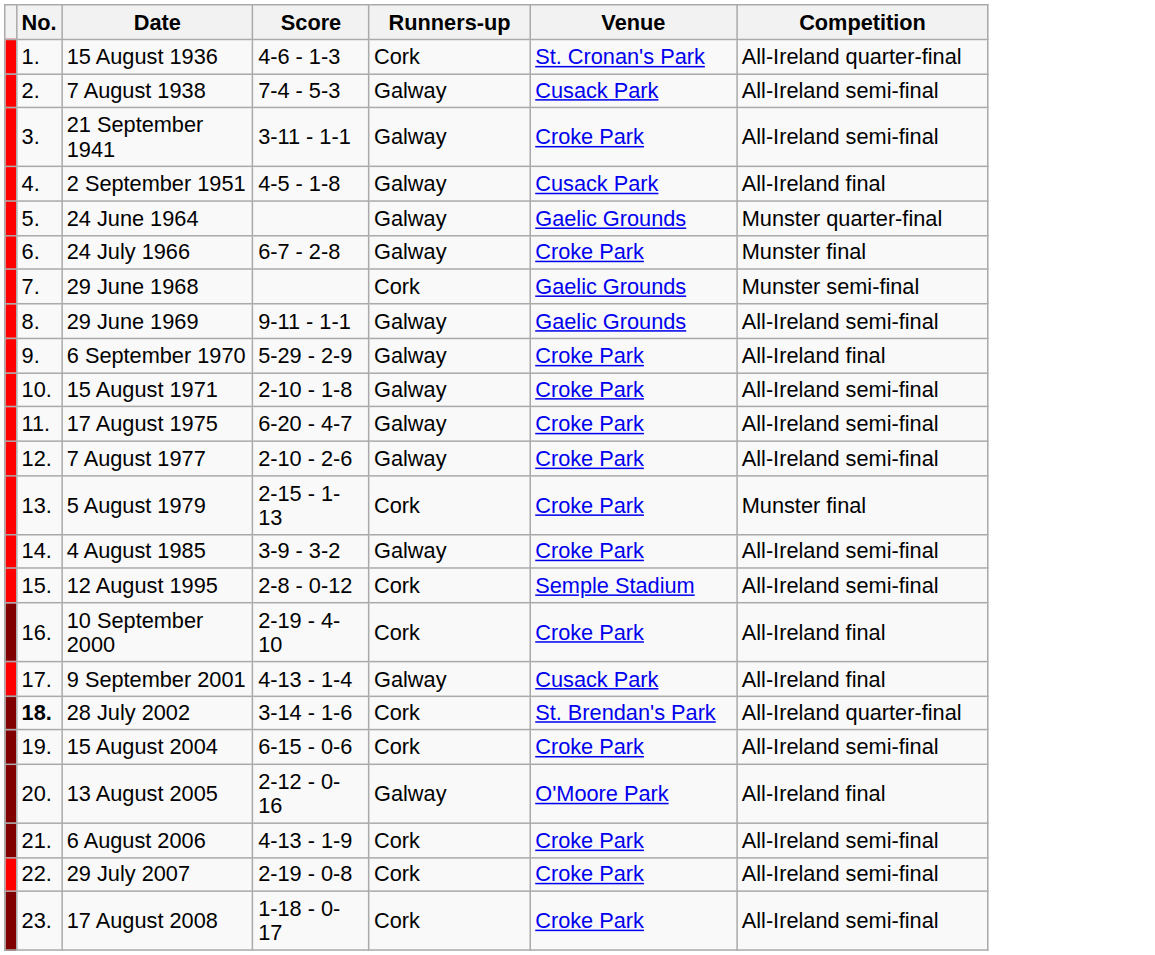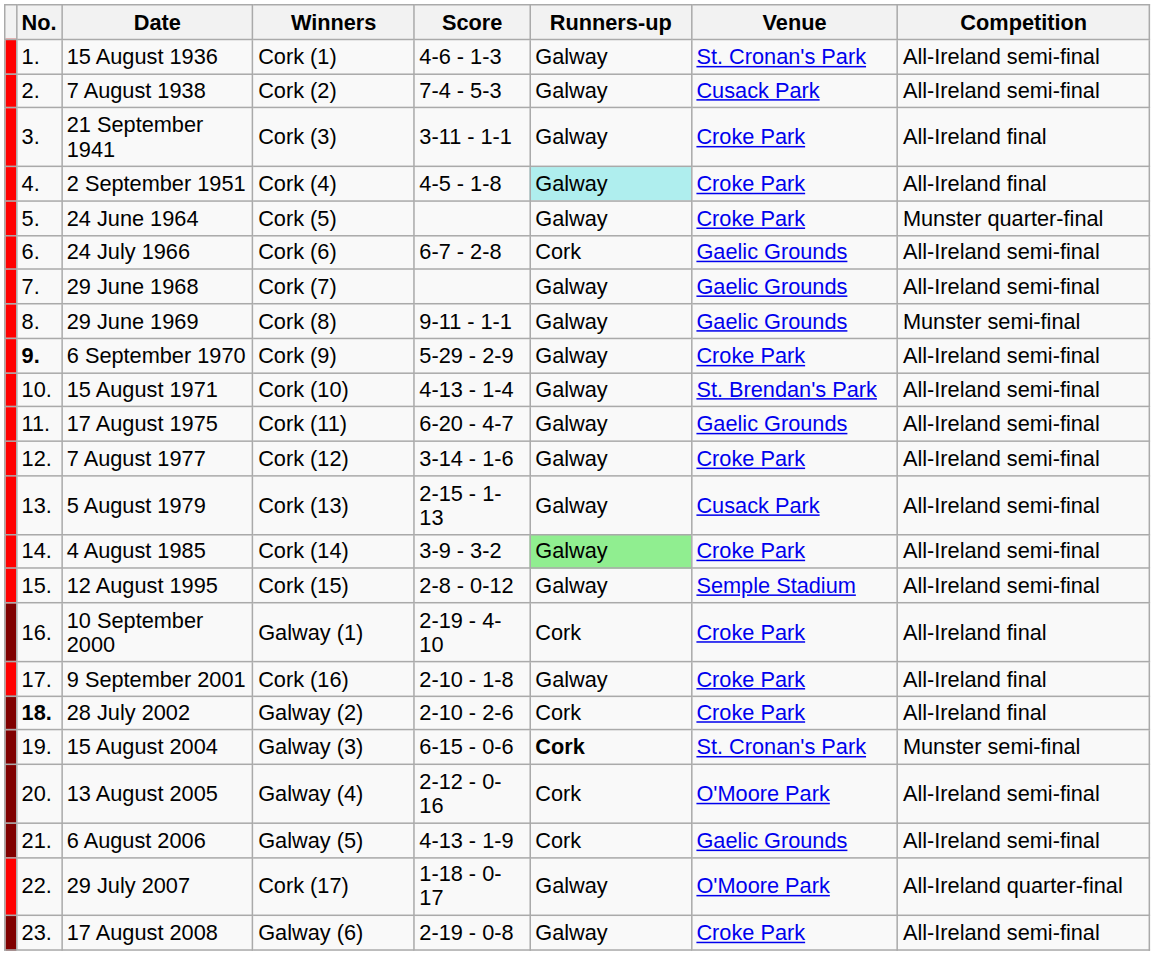+ column: (334, 22)
(397, 57) Cork -> (571, 57) Galway
(852, 57) All-Ireland quarter-final -> (1001, 57) All-Ireland semi-final
(840, 137) All-Ireland semi-final -> (975, 137) All-Ireland final
(410, 184) no background -> (571, 184) paleturquoise background
(597, 184) Cusack Park -> (751, 184) Croke Park
(611, 218) Gaelic Grounds -> (751, 218) Croke Park
(410, 253) Galway -> (558, 253) Cork
(590, 253) Croke Park -> (772, 253) Gaelic Grounds
(804, 253) Munster final -> (1001, 253) All-Ireland semi-final
(397, 287) Cork -> (571, 287) Galway
(830, 287) Munster semi-final -> (1001, 287) All-Ireland semi-final
(840, 321) All-Ireland semi-final -> (992, 321) Munster semi-final
(31, 356) normal -> (31, 356) bold
(814, 356) All-Ireland final -> (1001, 356) All-Ireland semi-final
(305, 390) 2-10 - 1-8 -> (466, 390) 4-13 - 1-4
(590, 390) Croke Park -> (787, 390) St. Brendan's Park
(590, 424) Croke Park -> (772, 424) Gaelic Grounds
(305, 459) 2-10 - 2-6 -> (466, 459) 3-14 - 1-6
(397, 505) Cork -> (571, 505) Galway
(590, 505) Croke Park -> (758, 505) Cusack Park
(804, 505) Munster final -> (1001, 505) All-Ireland semi-final
(410, 552) no background -> (571, 552) lightgreen background
(397, 586) Cork -> (571, 586) Galway
(305, 679) 4-13 - 1-4 -> (466, 679) 2-10 - 1-8
(597, 679) Cusack Park -> (751, 679) Croke Park
(305, 713) 3-14 - 1-6 -> (466, 713) 2-10 - 2-6
(625, 713) St. Brendan's Park -> (751, 713) Croke Park
(852, 713) All-Ireland quarter-final -> (975, 713) All-Ireland final
(397, 747) normal -> (560, 747) bold
(590, 747) Croke Park -> (781, 747) St. Cronan's Park
(840, 747) All-Ireland semi-final -> (992, 747) Munster semi-final
(410, 794) Galway -> (558, 794) Cork
(814, 794) All-Ireland final -> (1001, 794) All-Ireland semi-final
(590, 840) Croke Park -> (772, 840) Gaelic Grounds
(305, 875) 2-19 - 0-8 -> (460, 887) 1-18 - 0-17
(397, 875) Cork -> (571, 887) Galway
(590, 875) Croke Park -> (763, 887) O'Moore Park
(840, 875) All-Ireland semi-final -> (1013, 887) All-Ireland quarter-final
(299, 921) 1-18 - 0-17 -> (466, 933) 2-19 - 0-8
(397, 921) Cork -> (571, 933) Galway
